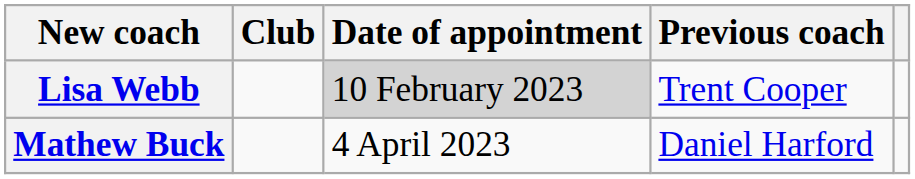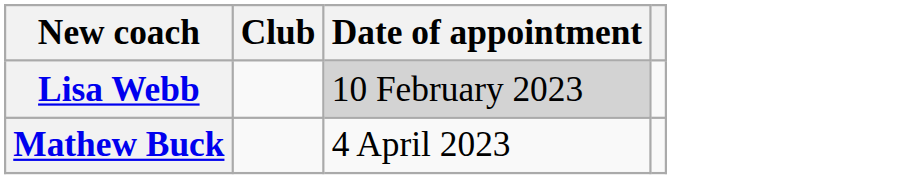- column: (772, 32)
